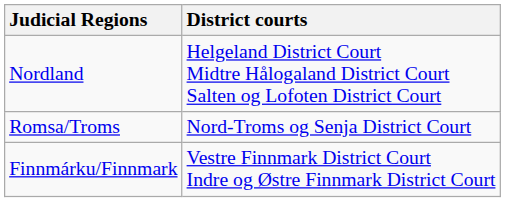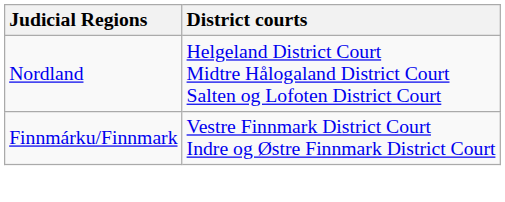- row: (65, 126)
